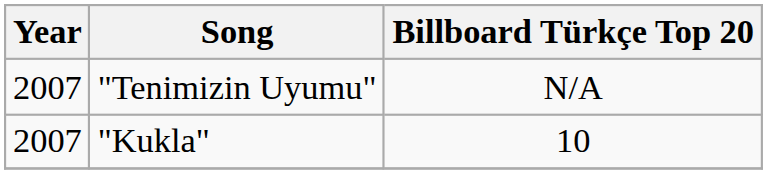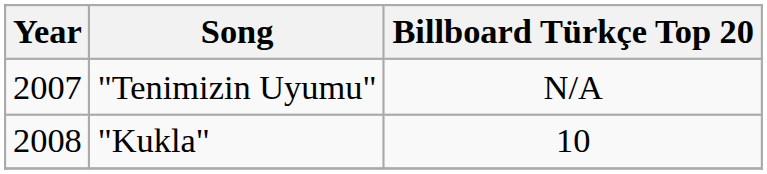(47, 140) 2007 -> (47, 140) 2008
